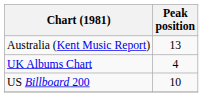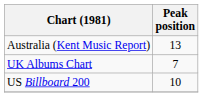(175, 63) 4 -> (175, 63) 7
